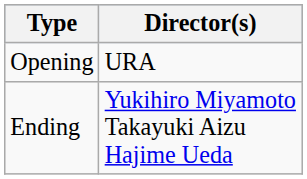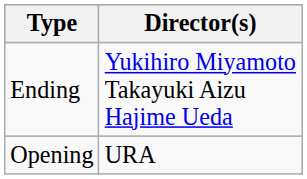rows swapped: (52, 61) <-> (45, 127)
